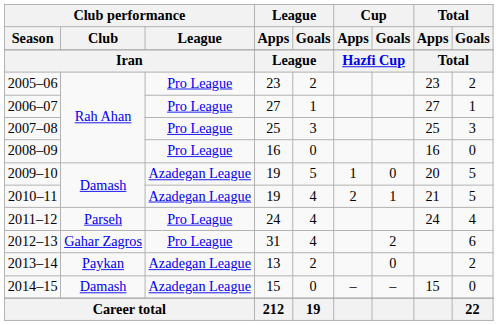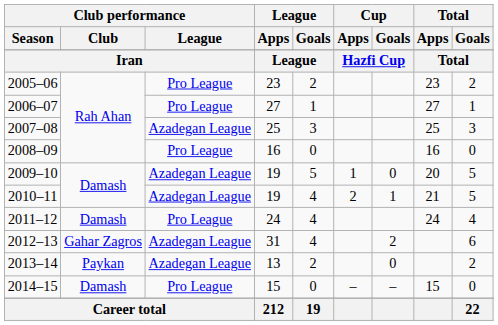(200, 128) Pro League -> (200, 128) Azadegan League
(103, 219) Parseh -> (103, 219) Damash
(200, 241) Pro League -> (200, 241) Azadegan League
(200, 286) Azadegan League -> (200, 286) Pro League
